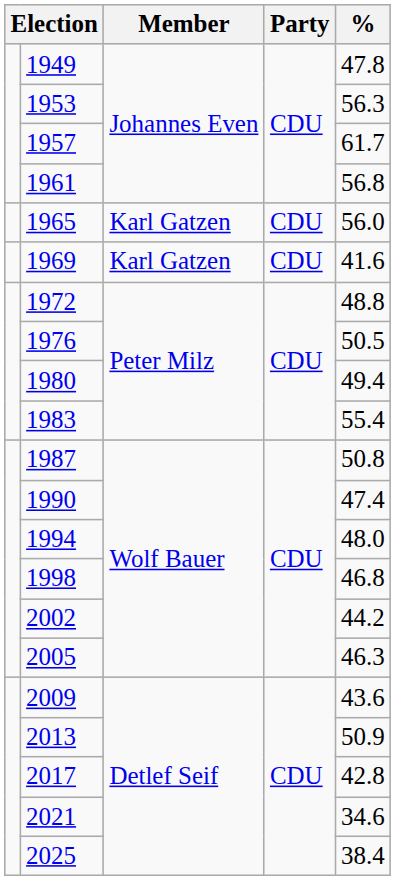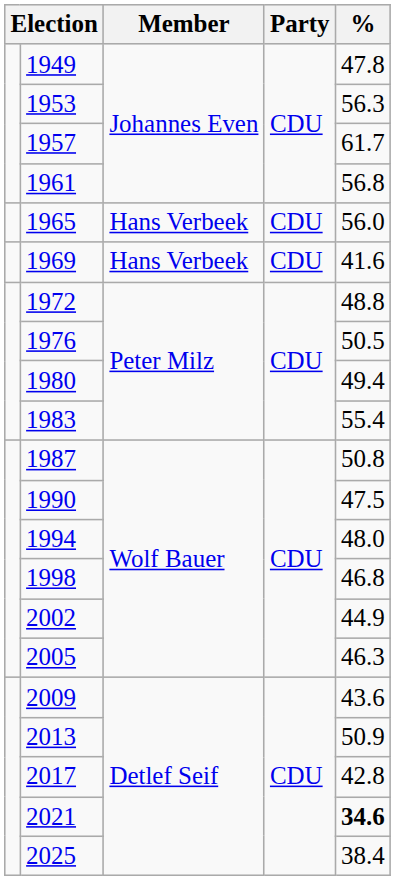(170, 222) Karl Gatzen -> (179, 222) Hans Verbeek
(170, 261) Karl Gatzen -> (179, 261) Hans Verbeek
(363, 499) 47.4 -> (363, 499) 47.5
(363, 618) 44.2 -> (363, 618) 44.9
(363, 815) normal -> (363, 815) bold
